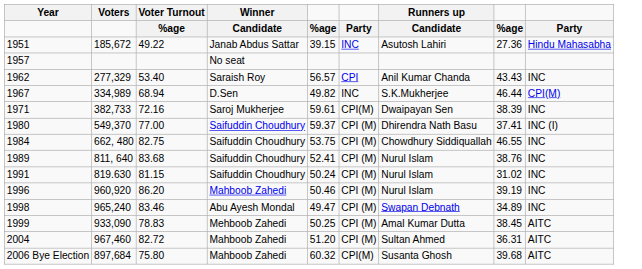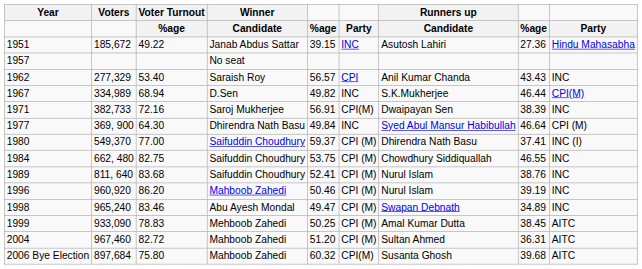(323, 110) 59.61 -> (323, 110) 56.91
+ row: (18, 126)
- row: (18, 175)
